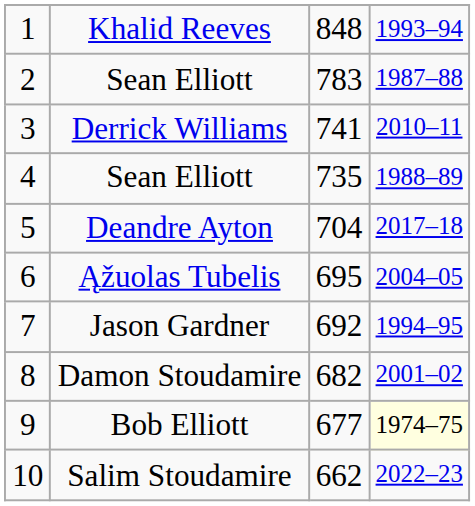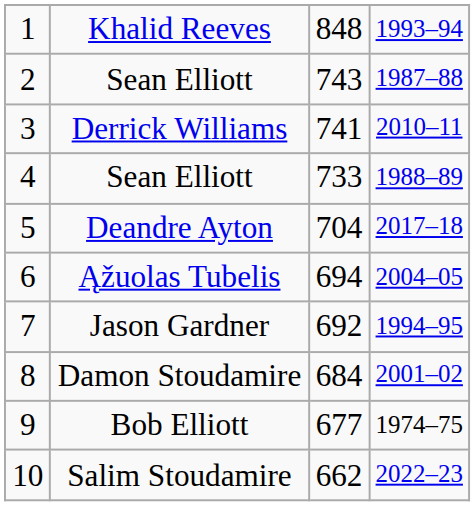(339, 78) 783 -> (339, 78) 743
(339, 177) 735 -> (339, 177) 733
(339, 276) 695 -> (339, 276) 694
(339, 375) 682 -> (339, 375) 684
(419, 425) lightyellow background -> (419, 425) no background
